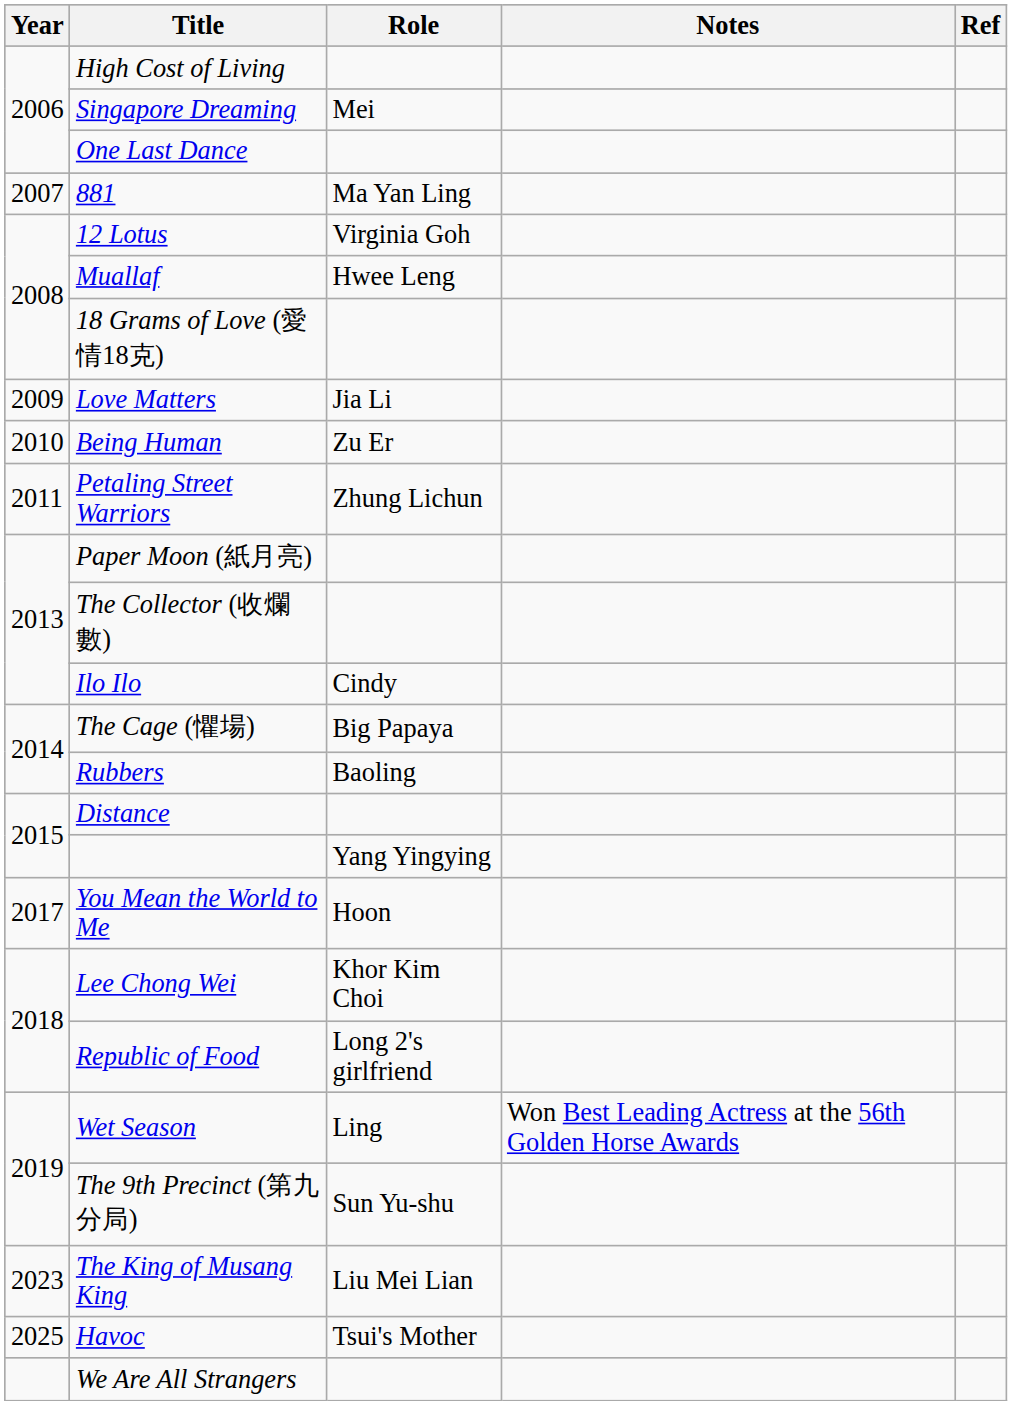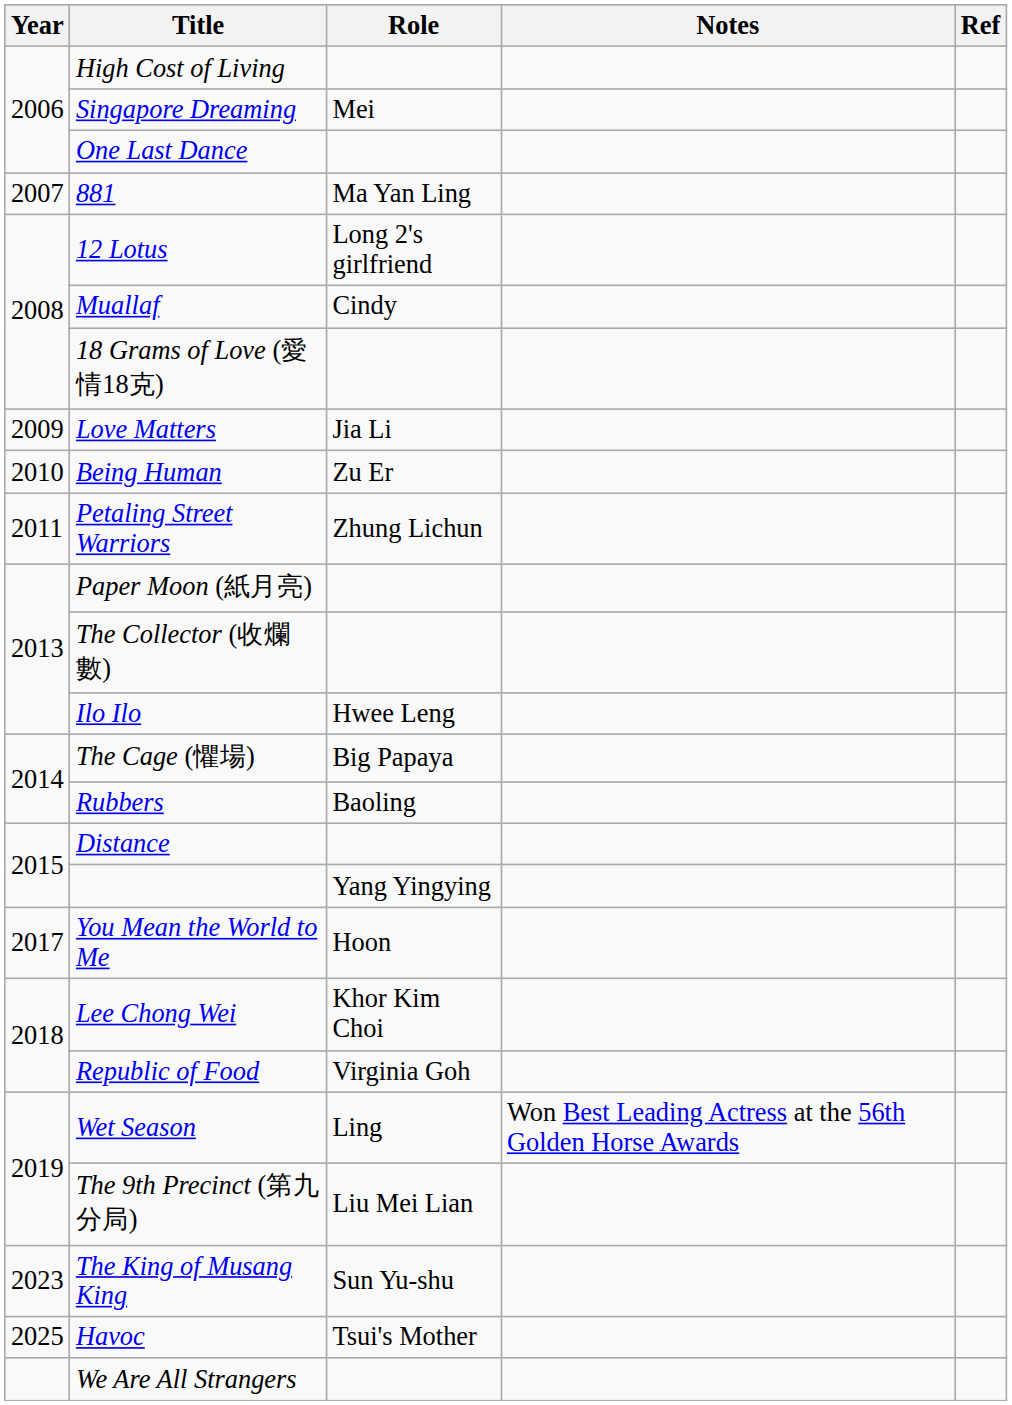(401, 234) Virginia Goh -> (382, 249) Long 2's girlfriend
(394, 276) Hwee Leng -> (365, 306) Cindy
(365, 683) Cindy -> (394, 713) Hwee Leng
(382, 1055) Long 2's girlfriend -> (401, 1070) Virginia Goh
(393, 1203) Sun Yu-shu -> (403, 1203) Liu Mei Lian
(403, 1280) Liu Mei Lian -> (393, 1280) Sun Yu-shu
